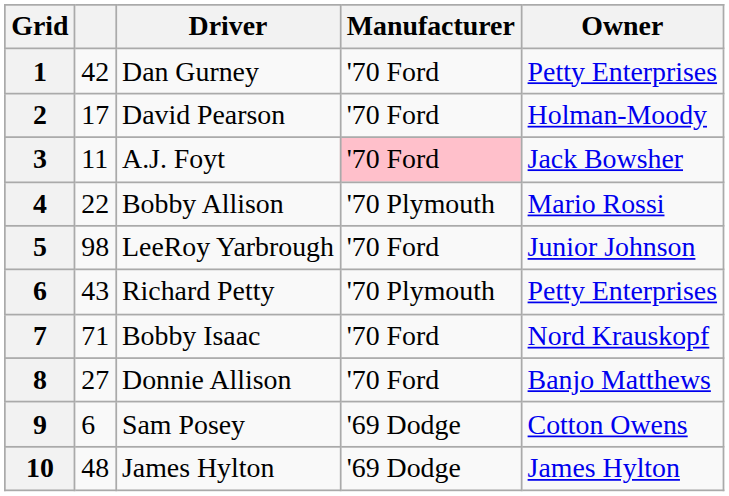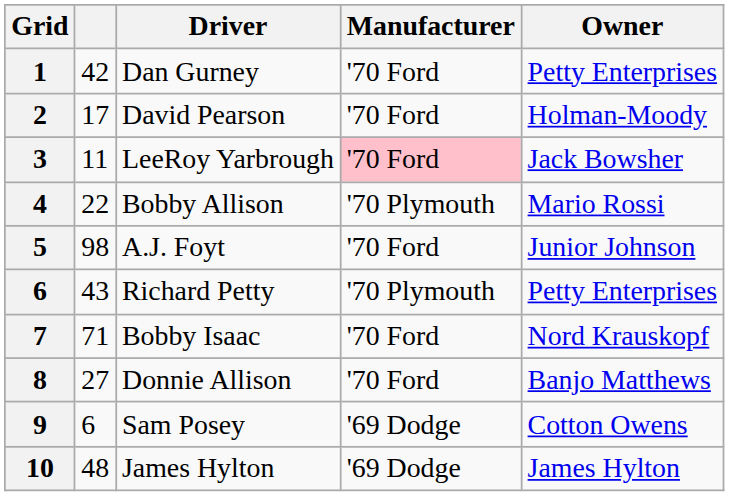(173, 159) A.J. Foyt -> (228, 159) LeeRoy Yarbrough
(228, 247) LeeRoy Yarbrough -> (173, 247) A.J. Foyt
